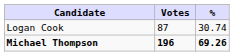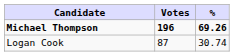rows swapped: (52, 43) <-> (35, 28)
